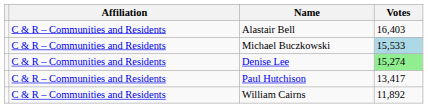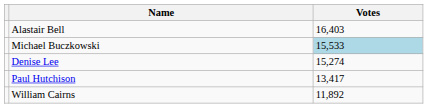- column: (124, 12)
(391, 62) lightgreen background -> (330, 62) no background
